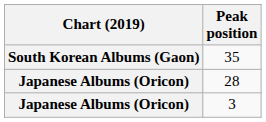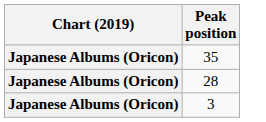(104, 57) South Korean Albums (Gaon) -> (93, 57) Japanese Albums (Oricon)
